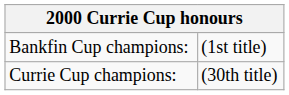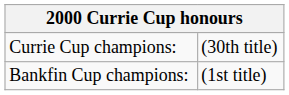rows swapped: (93, 75) <-> (99, 47)
